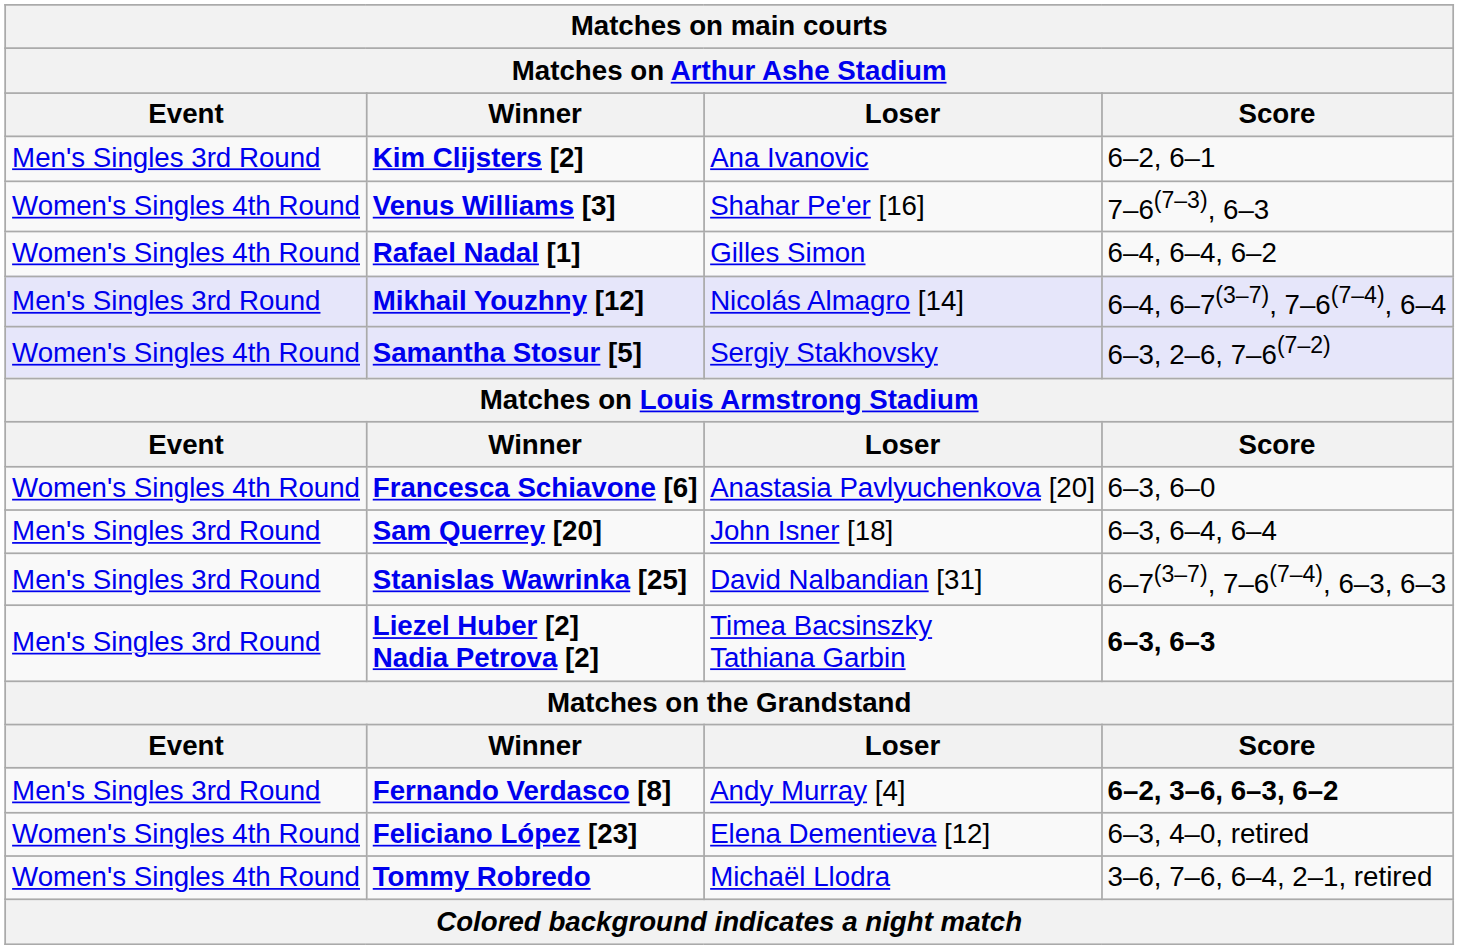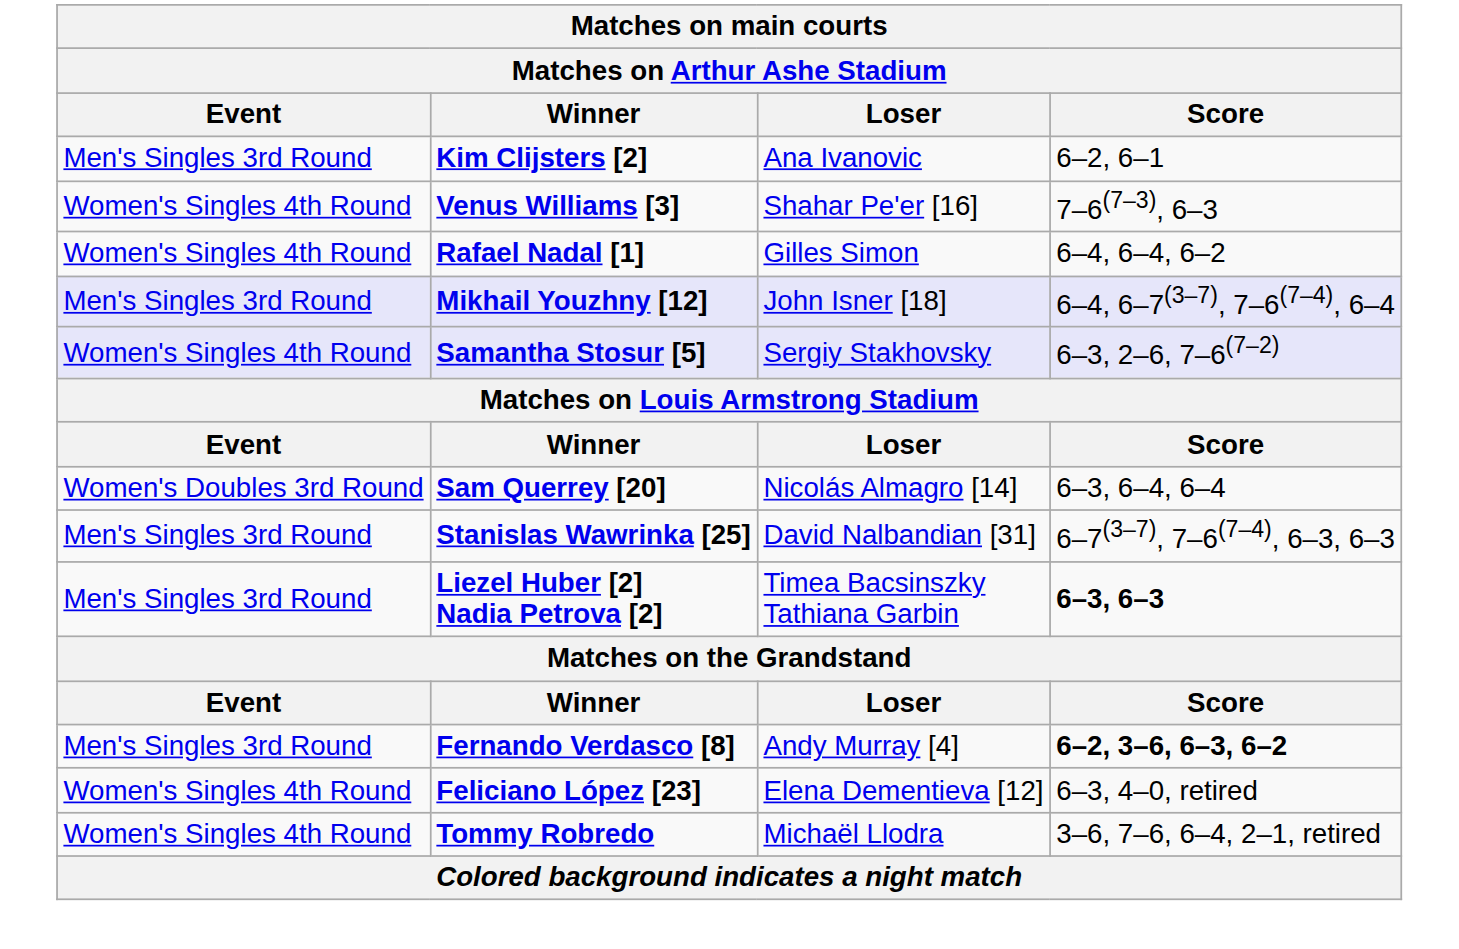(837, 301) Nicolás Almagro [14] -> (855, 301) John Isner [18]
- row: (535, 487)
(166, 531) Men's Singles 3rd Round -> (244, 487) Women's Doubles 3rd Round
(802, 531) John Isner [18] -> (890, 487) Nicolás Almagro [14]
